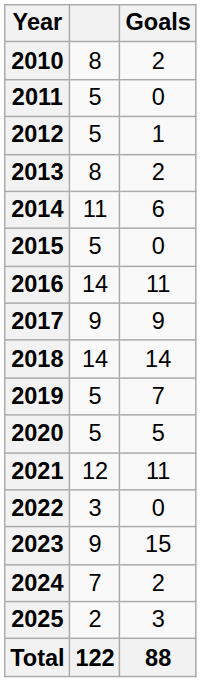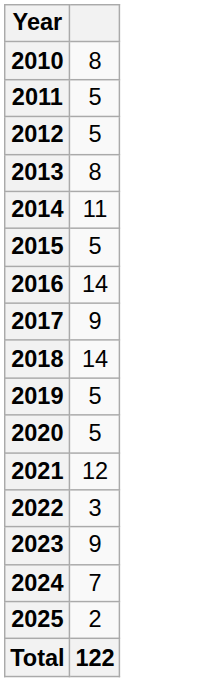- column: (158, 23)
